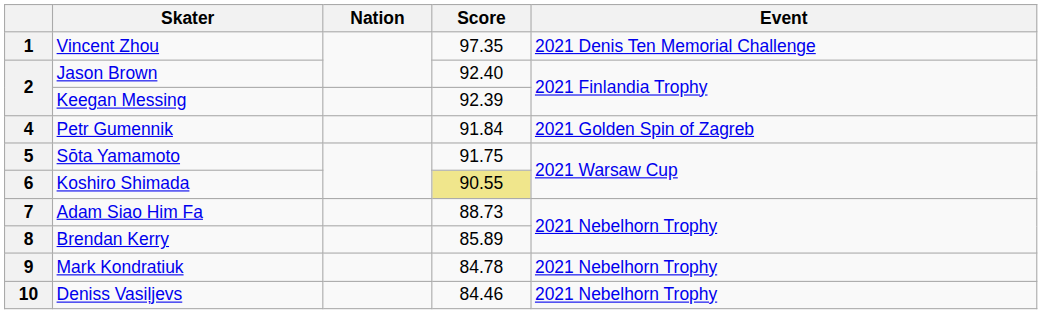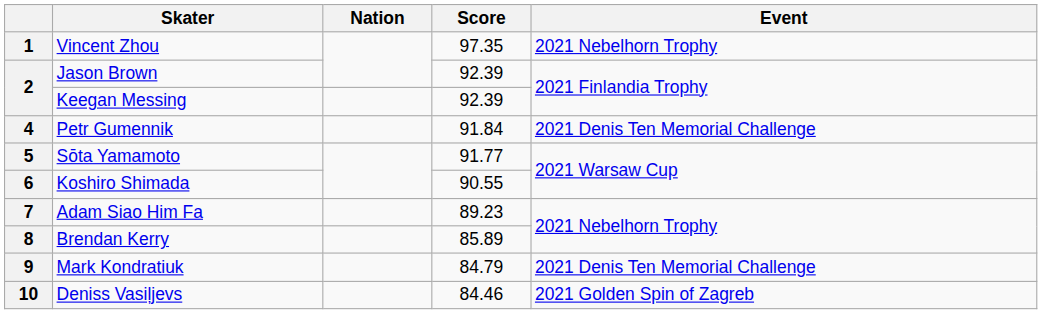(675, 45) 2021 Denis Ten Memorial Challenge -> (626, 45) 2021 Nebelhorn Trophy
(481, 73) 92.40 -> (481, 73) 92.39
(644, 128) 2021 Golden Spin of Zagreb -> (675, 128) 2021 Denis Ten Memorial Challenge
(481, 156) 91.75 -> (481, 156) 91.77
(481, 184) khaki background -> (481, 184) no background
(481, 211) 88.73 -> (481, 211) 89.23
(481, 267) 84.78 -> (481, 267) 84.79
(626, 267) 2021 Nebelhorn Trophy -> (675, 267) 2021 Denis Ten Memorial Challenge
(626, 294) 2021 Nebelhorn Trophy -> (644, 294) 2021 Golden Spin of Zagreb
